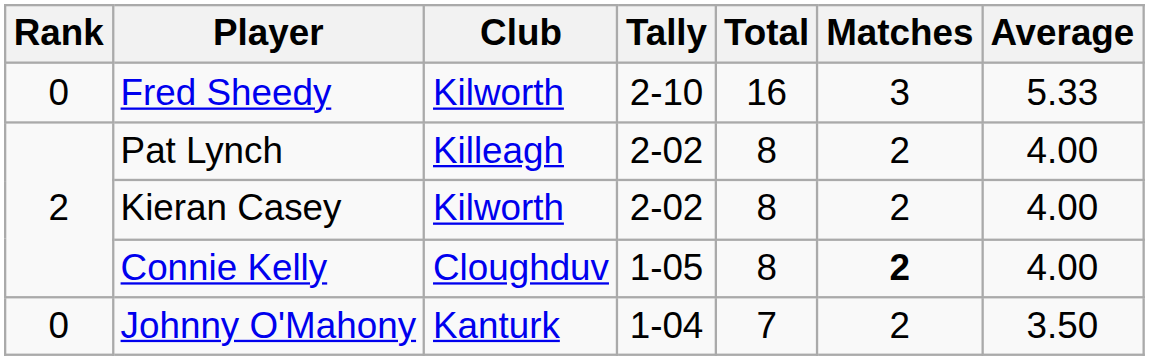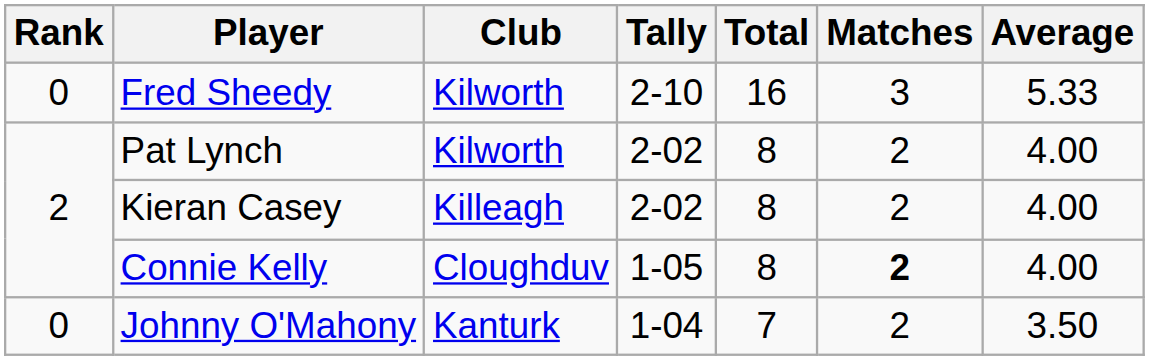(499, 150) Killeagh -> (498, 150) Kilworth
(498, 208) Kilworth -> (499, 208) Killeagh
